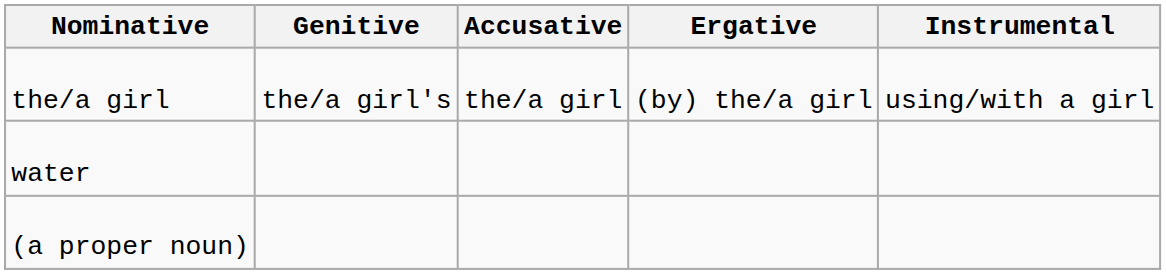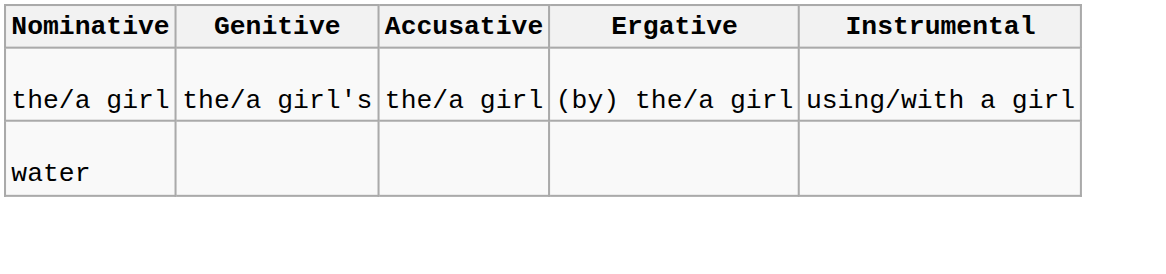- row: (130, 247)
